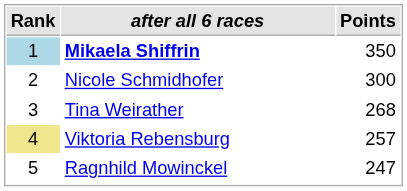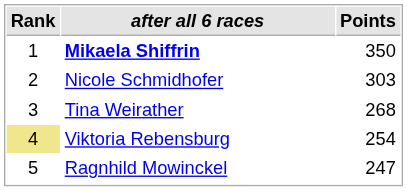(33, 51) lightblue background -> (33, 51) no background
(381, 80) 300 -> (381, 80) 303
(381, 139) 257 -> (381, 139) 254
